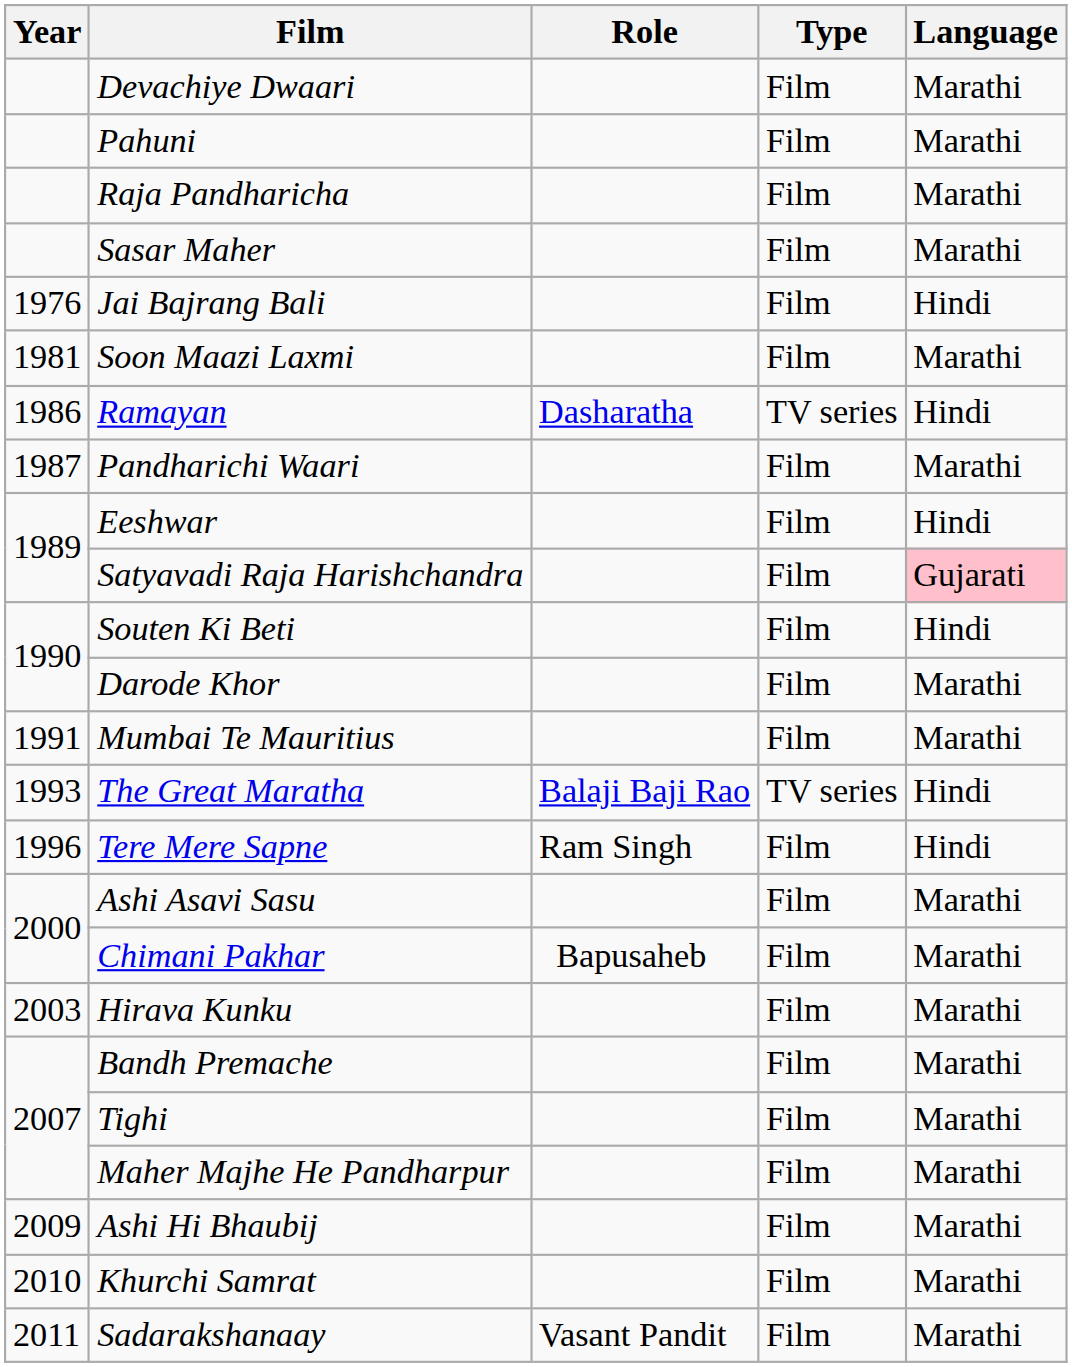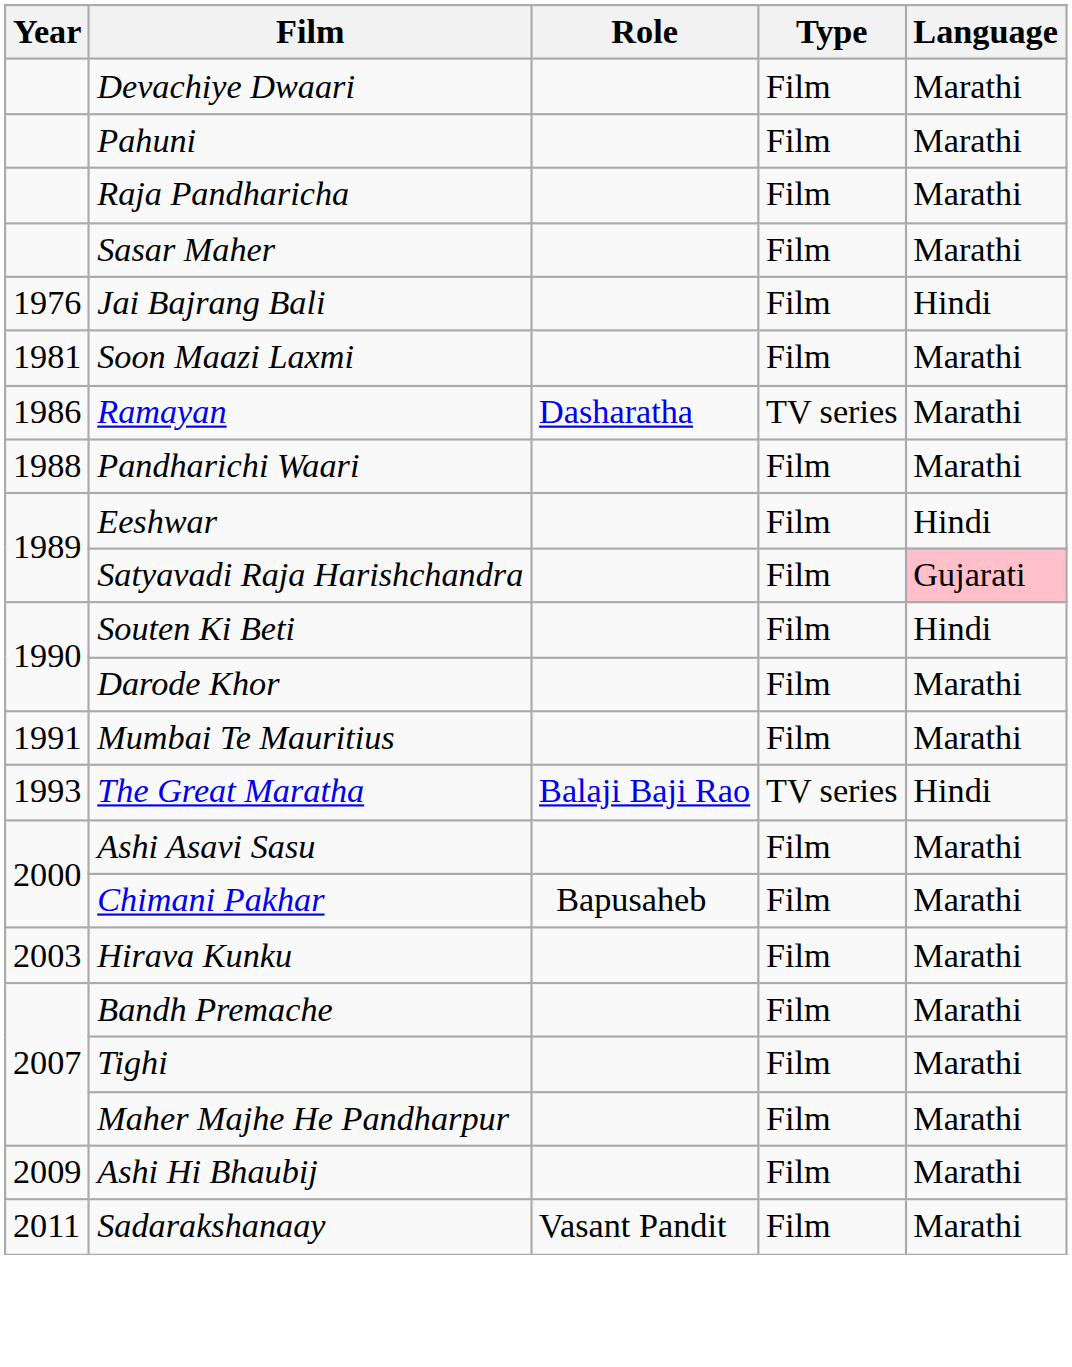(952, 411) Hindi -> (968, 411) Marathi
(47, 466) 1987 -> (47, 466) 1988
- row: (212, 846)
- row: (206, 1280)
